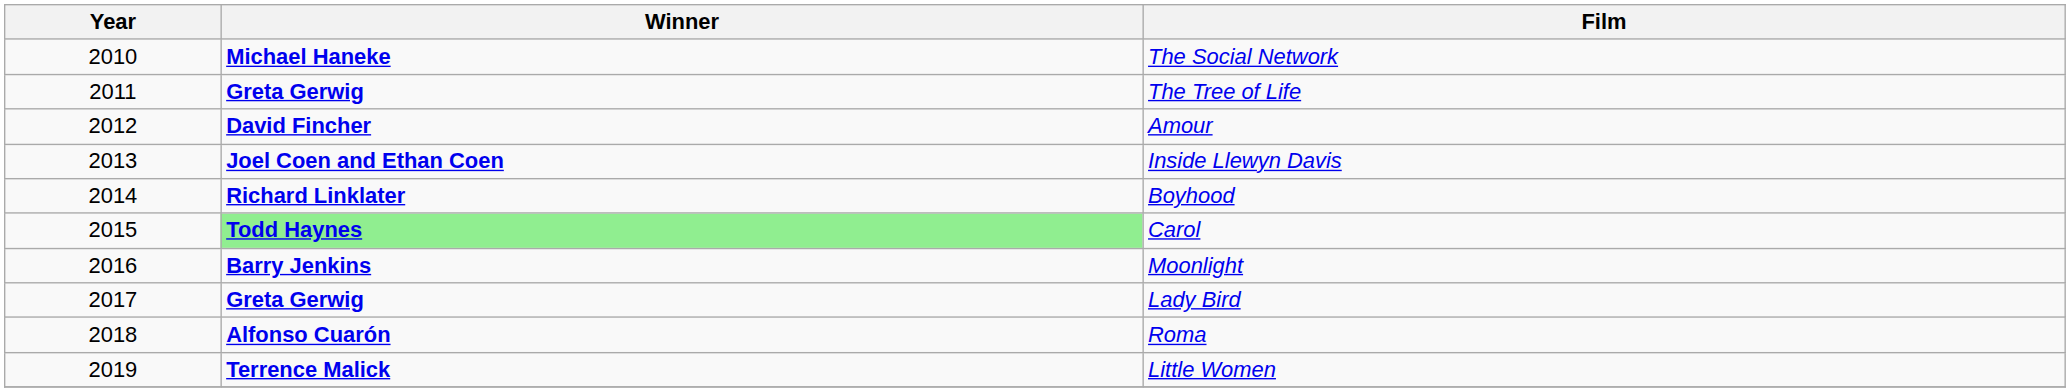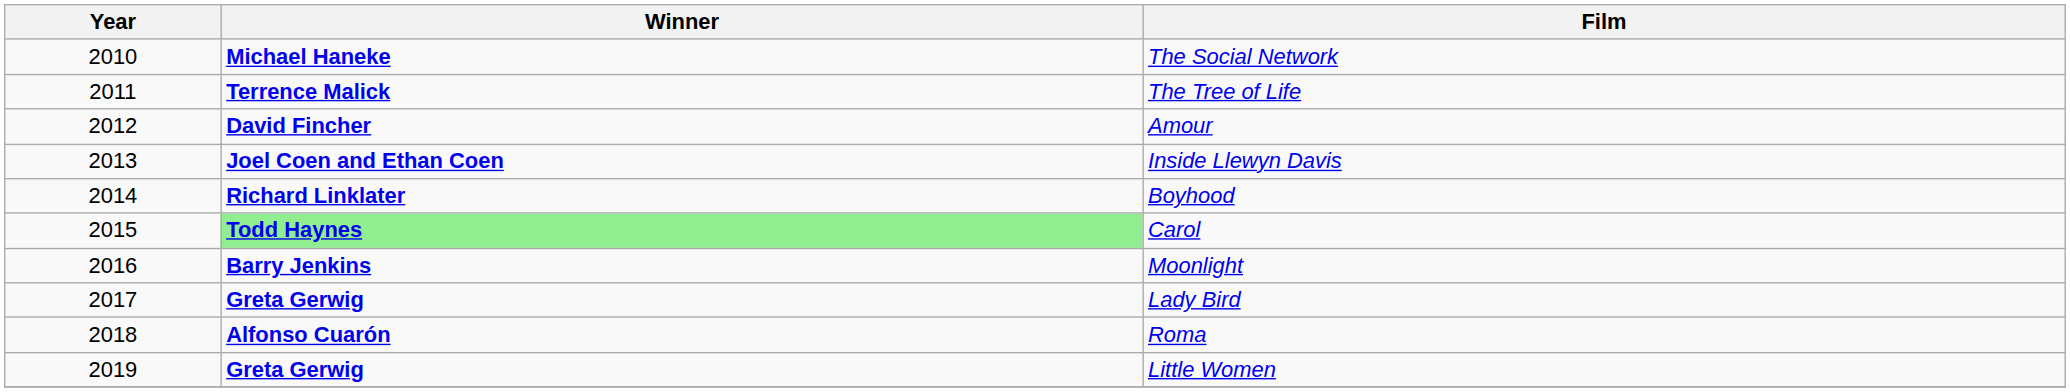(295, 91) Greta Gerwig -> (308, 91) Terrence Malick
(308, 369) Terrence Malick -> (295, 369) Greta Gerwig
